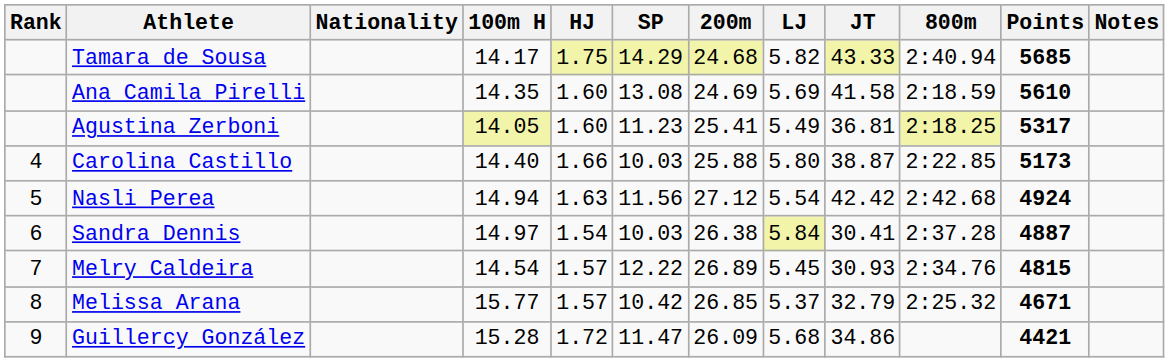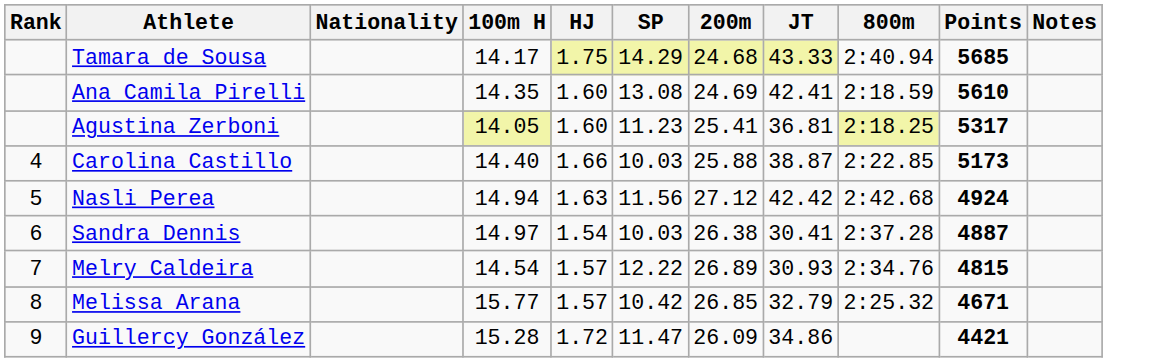- column: (794, 22)
(863, 93) 41.58 -> (801, 93) 42.41
